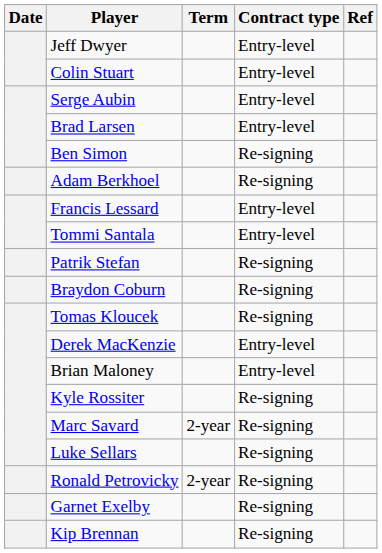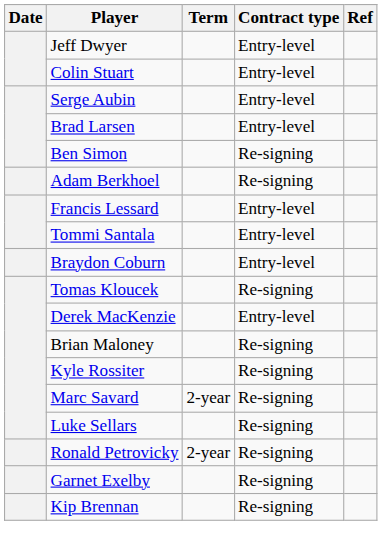- row: (95, 262)
(276, 289) Re-signing -> (277, 262) Entry-level
(277, 371) Entry-level -> (276, 343) Re-signing
